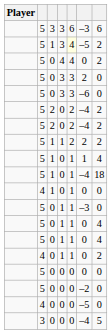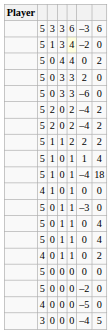(84, 45) –5 -> (84, 45) –2
(99, 45) 2 -> (99, 45) 0
